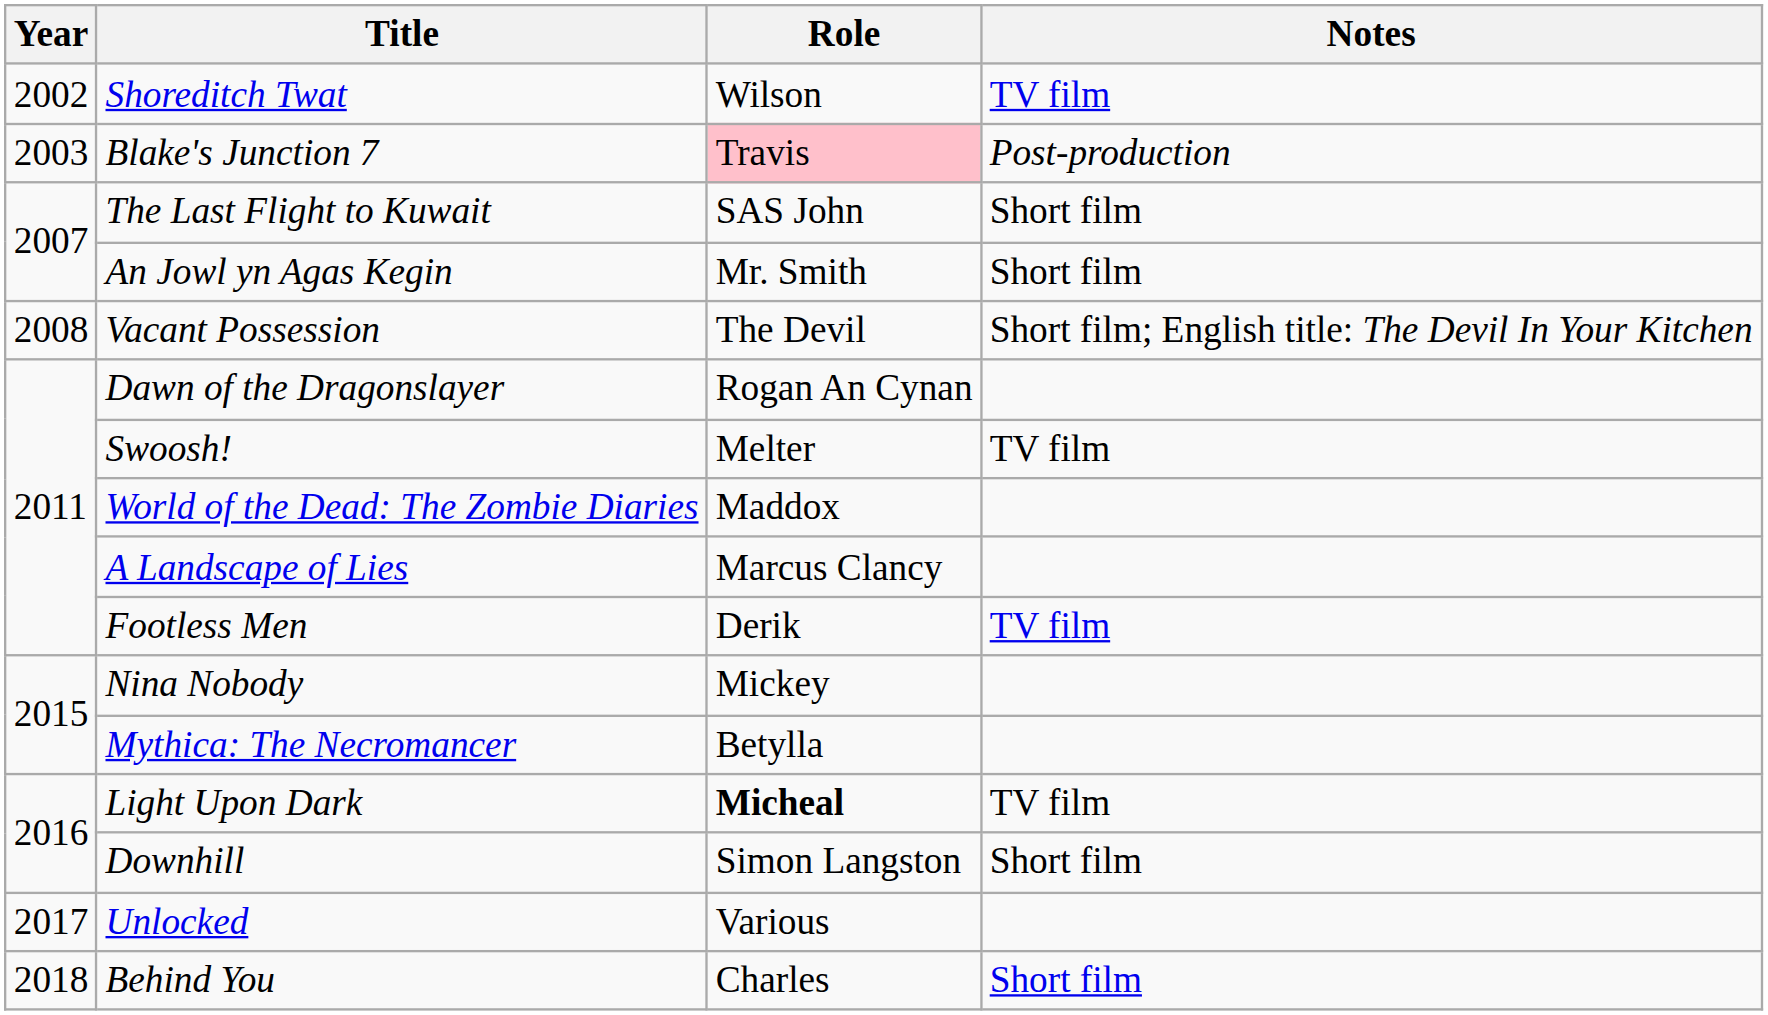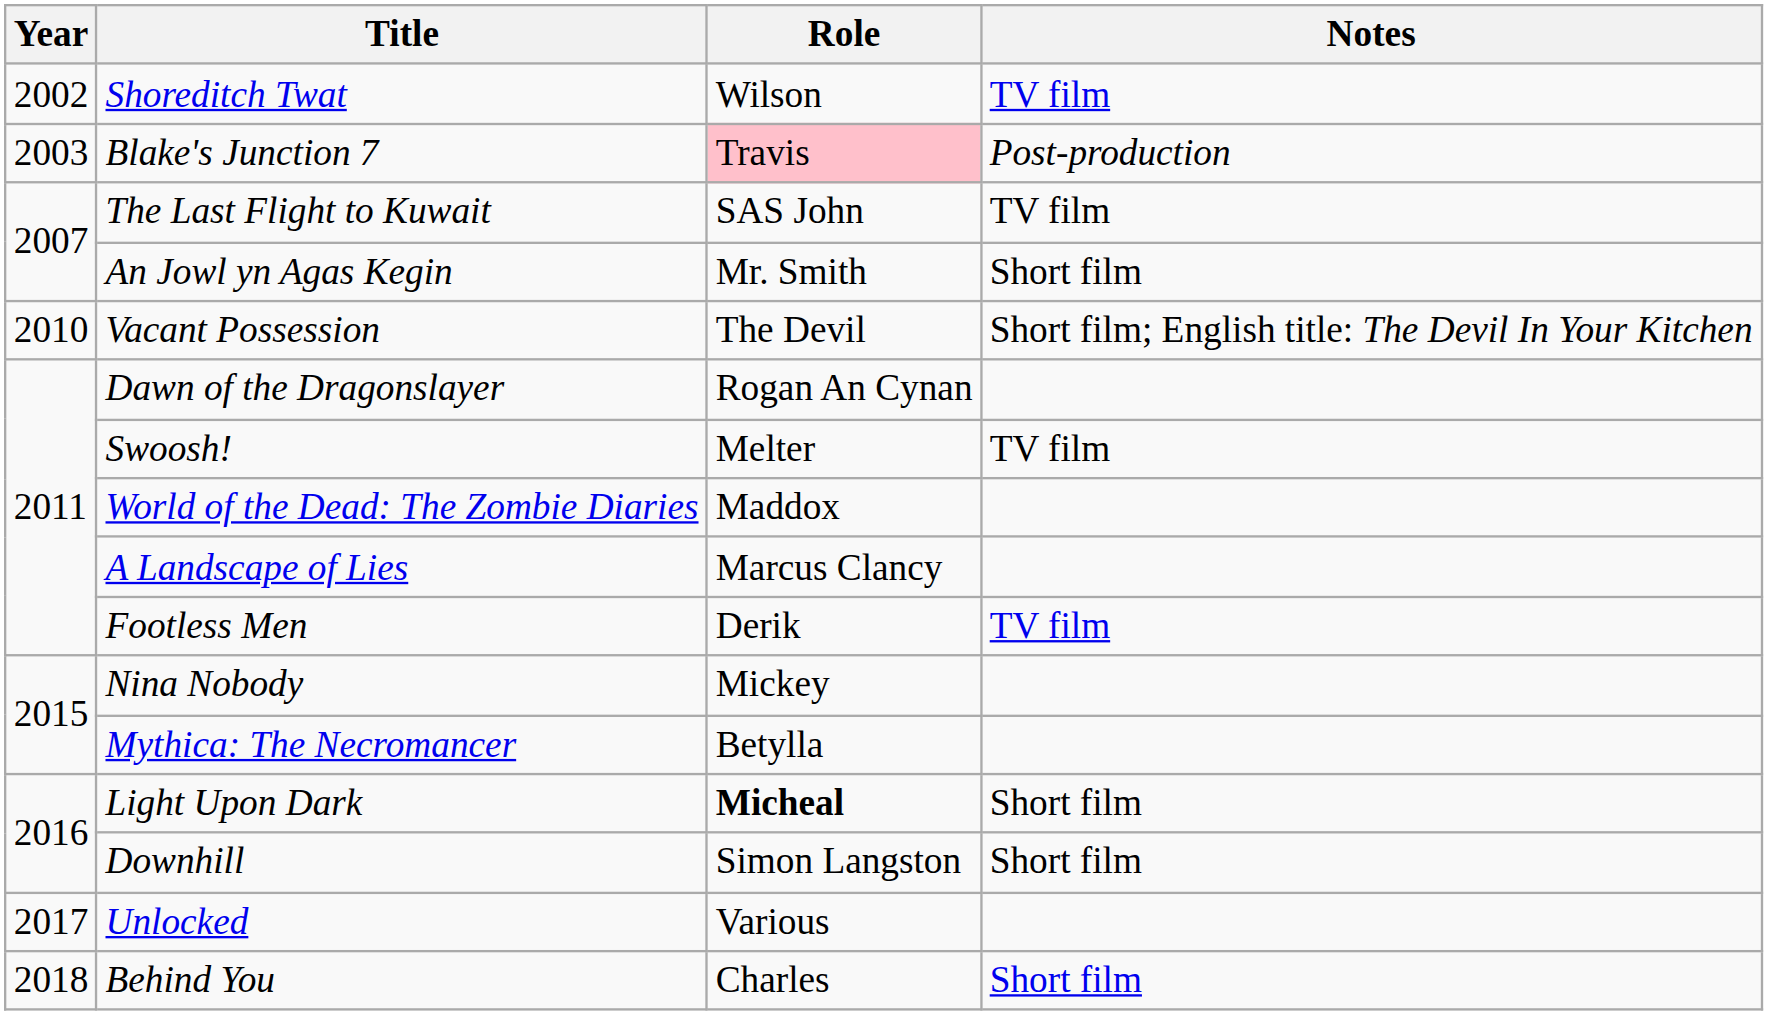(1066, 211) Short film -> (1050, 211) TV film
(51, 329) 2008 -> (51, 329) 2010
(1050, 802) TV film -> (1066, 802) Short film
